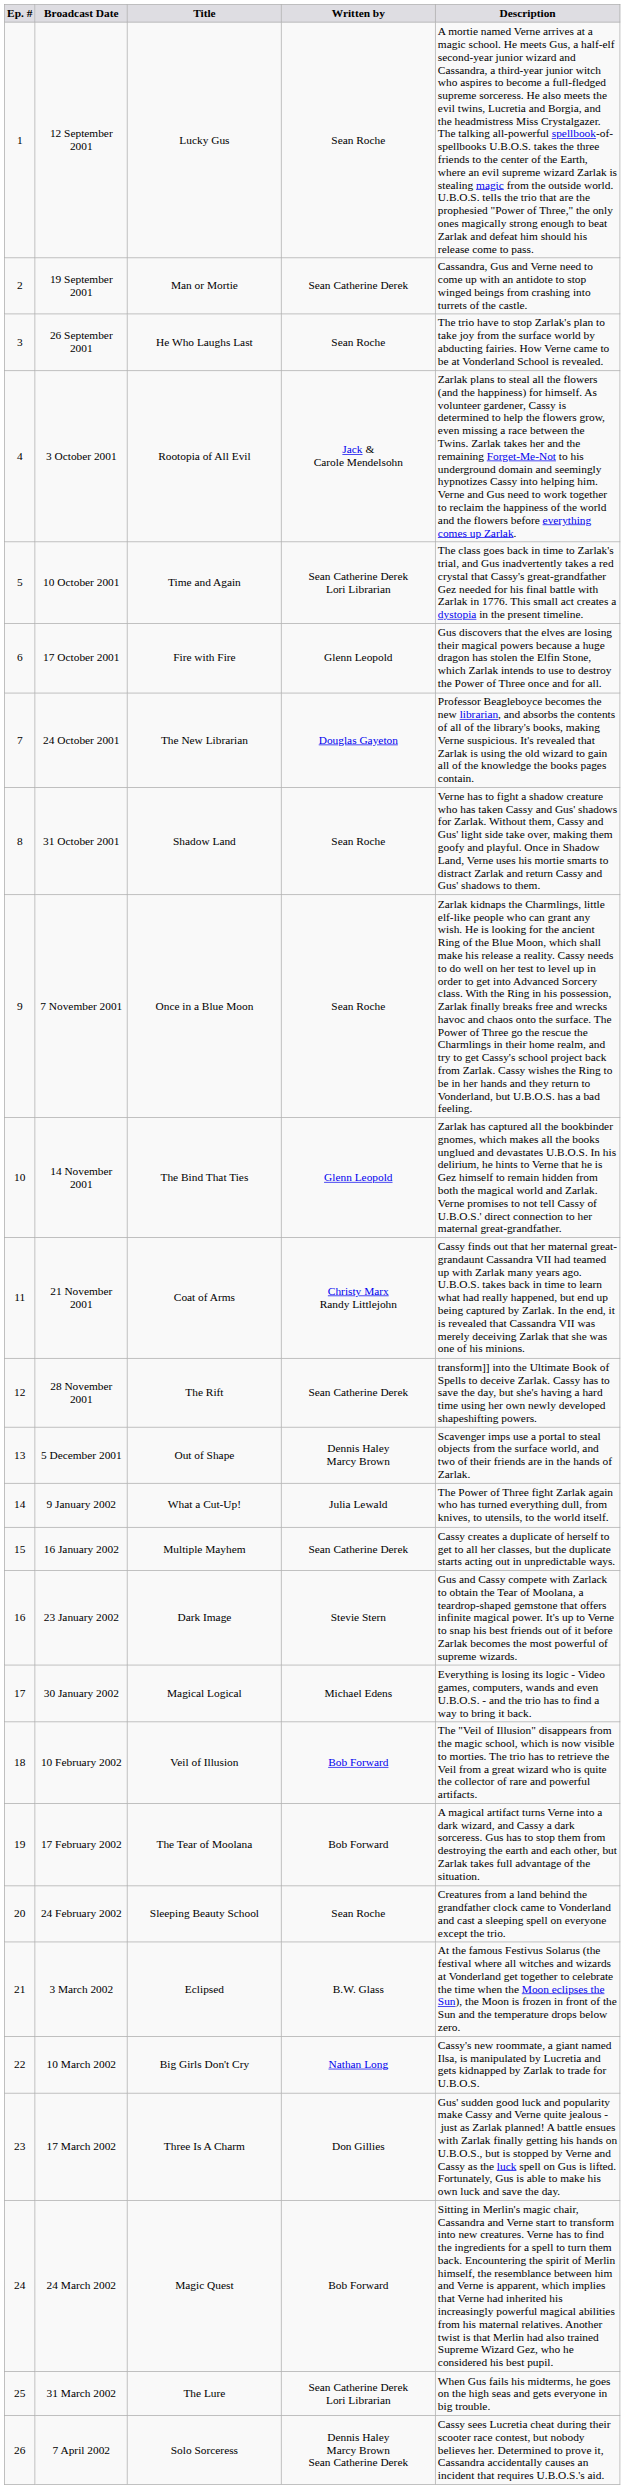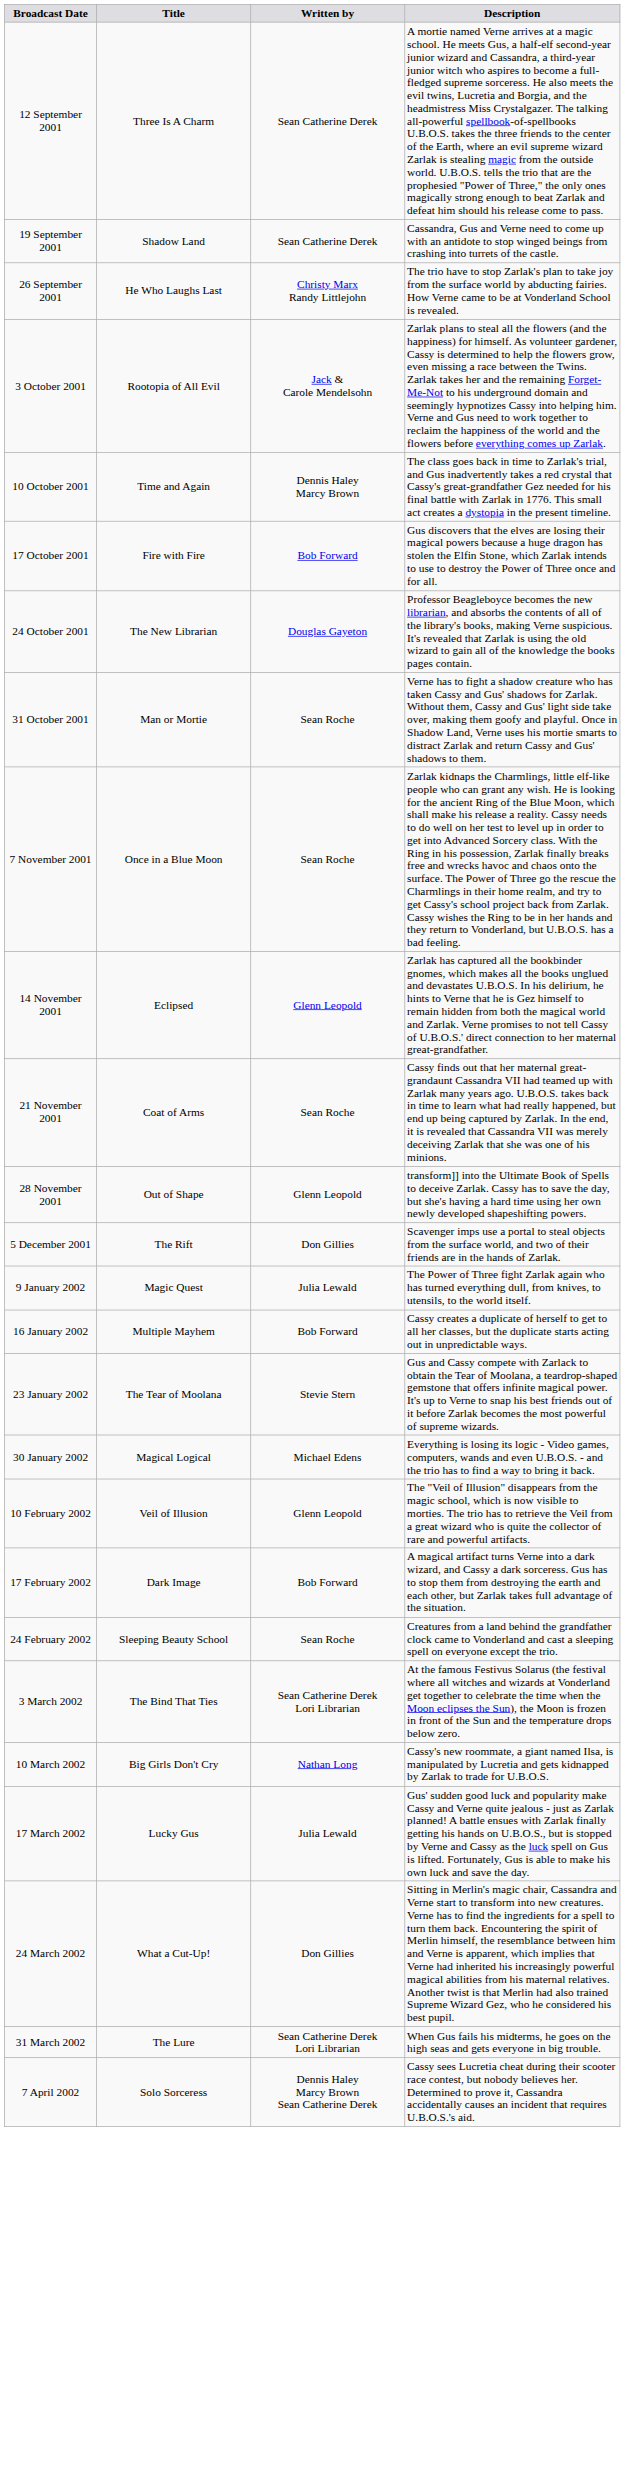- column: (20, 13)
(204, 140) Lucky Gus -> (174, 120) Three Is A Charm
(358, 140) Sean Roche -> (328, 120) Sean Catherine Derek
(204, 285) Man or Mortie -> (174, 241) Shadow Land
(358, 342) Sean Roche -> (328, 291) Christy Marx Randy Littlejohn
(358, 582) Sean Catherine Derek Lori Librarian -> (328, 486) Dennis Haley Marcy Brown
(358, 658) Glenn Leopold -> (328, 556) Bob Forward
(204, 841) Shadow Land -> (174, 719) Man or Mortie
(204, 1177) The Bind That Ties -> (174, 1005) Eclipsed
(358, 1297) Christy Marx Randy Littlejohn -> (328, 1112) Sean Roche
(204, 1392) The Rift -> (174, 1194) Out of Shape
(358, 1392) Sean Catherine Derek -> (328, 1194) Glenn Leopold
(204, 1455) Out of Shape -> (174, 1244) The Rift
(358, 1455) Dennis Haley Marcy Brown -> (328, 1244) Don Gillies
(204, 1505) What a Cut-Up! -> (174, 1288) Magic Quest
(358, 1548) Sean Catherine Derek -> (328, 1331) Bob Forward
(204, 1618) Dark Image -> (174, 1394) The Tear of Moolana
(358, 1762) Bob Forward -> (328, 1513) Glenn Leopold
(204, 1844) The Tear of Moolana -> (174, 1582) Dark Image
(204, 1989) Eclipsed -> (174, 1701) The Bind That Ties
(358, 1989) B.W. Glass -> (328, 1701) Sean Catherine Derek Lori Librarian
(204, 2146) Three Is A Charm -> (174, 1833) Lucky Gus
(358, 2146) Don Gillies -> (328, 1833) Julia Lewald
(204, 2286) Magic Quest -> (174, 1953) What a Cut-Up!
(358, 2286) Bob Forward -> (328, 1953) Don Gillies
